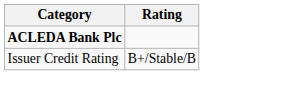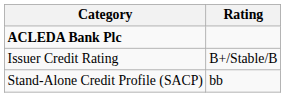+ row: (105, 80)
